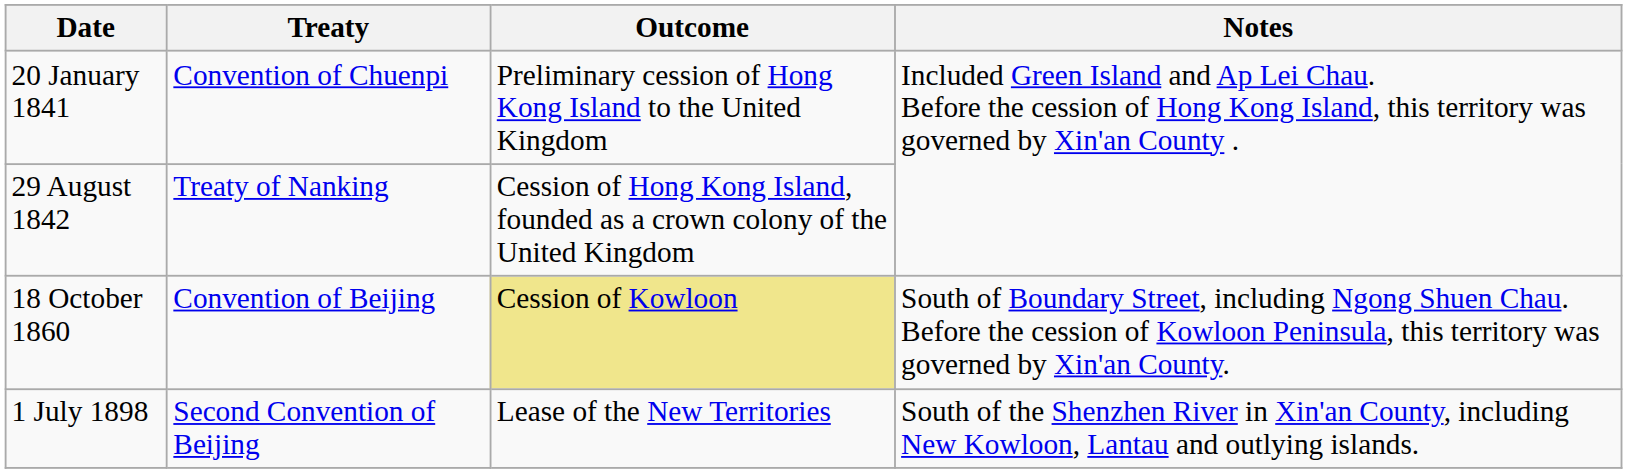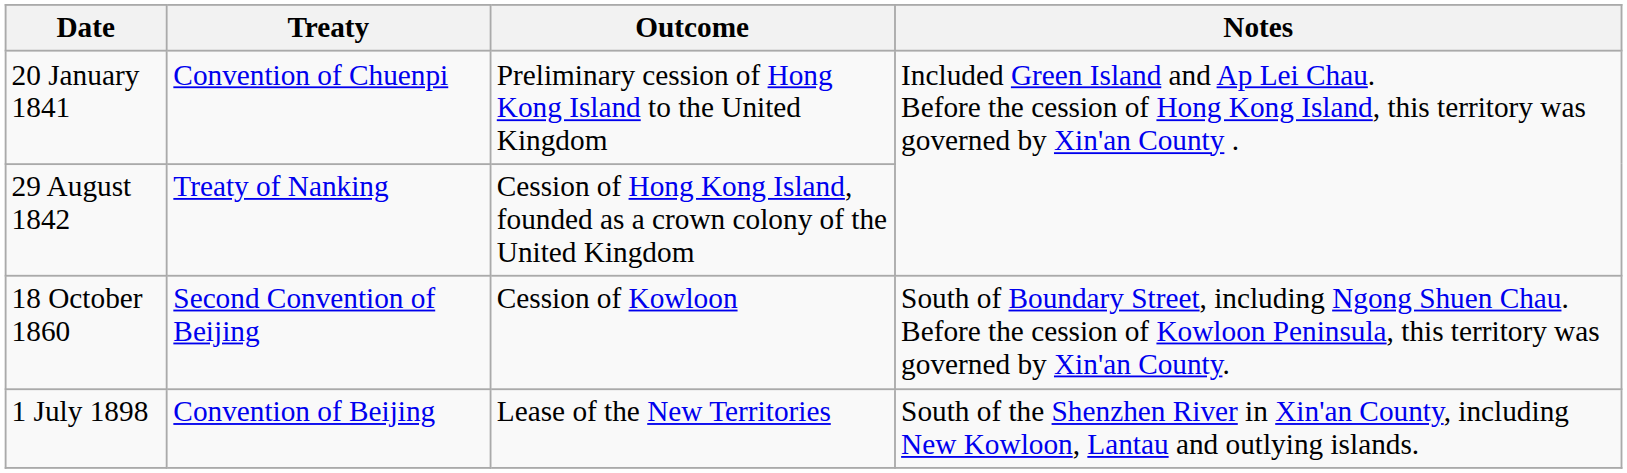(304, 298) Convention of Beijing -> (304, 315) Second Convention of Beijing
(617, 298) khaki background -> (617, 298) no background
(304, 427) Second Convention of Beijing -> (304, 411) Convention of Beijing
